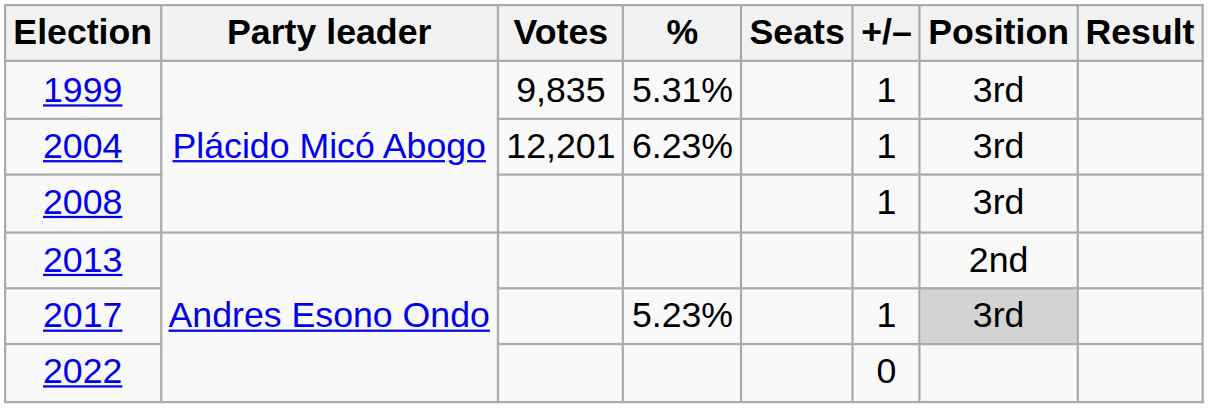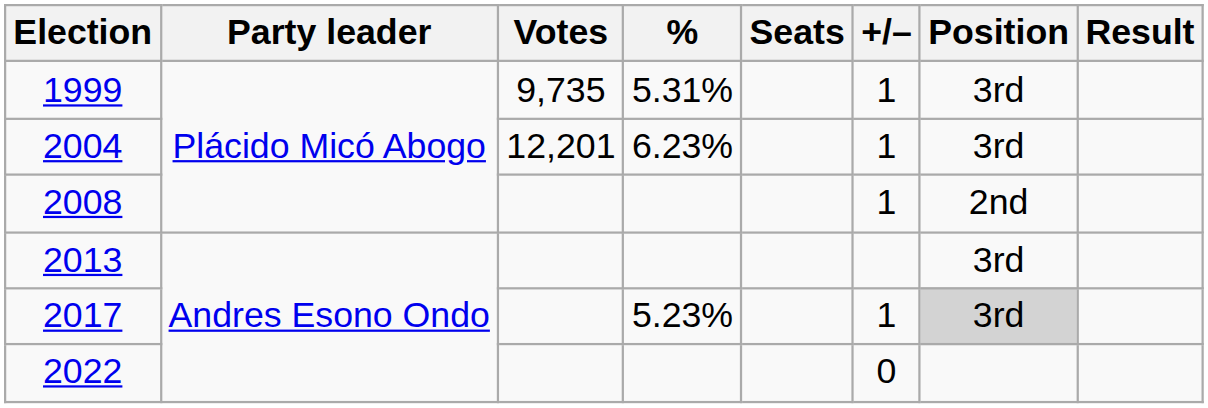(561, 89) 9,835 -> (561, 89) 9,735
(999, 202) 3rd -> (999, 202) 2nd
(999, 259) 2nd -> (999, 259) 3rd
